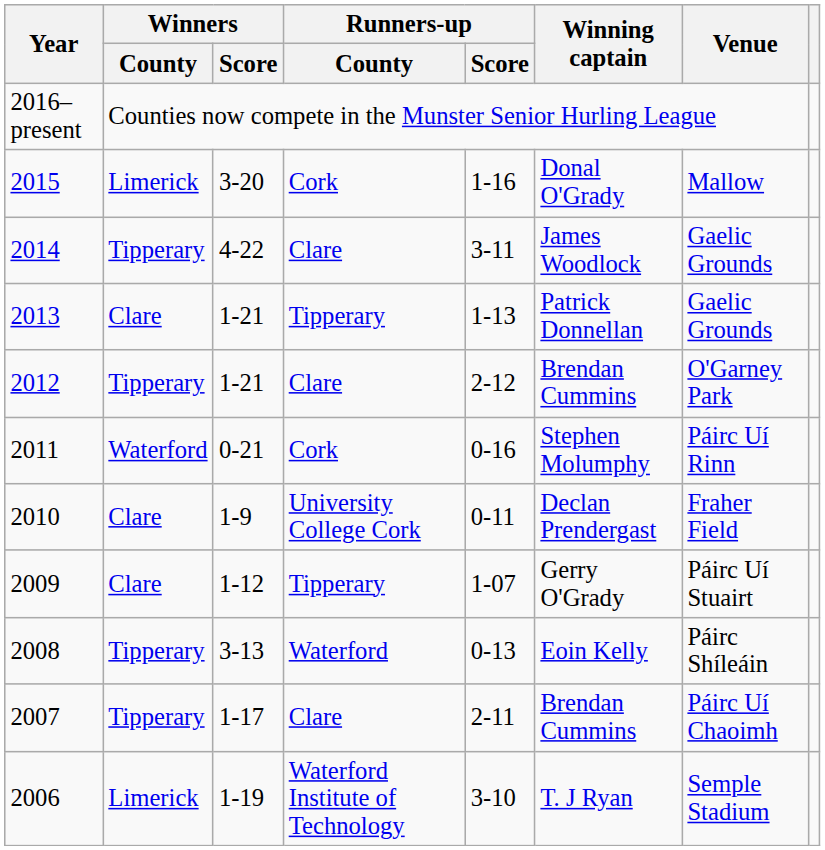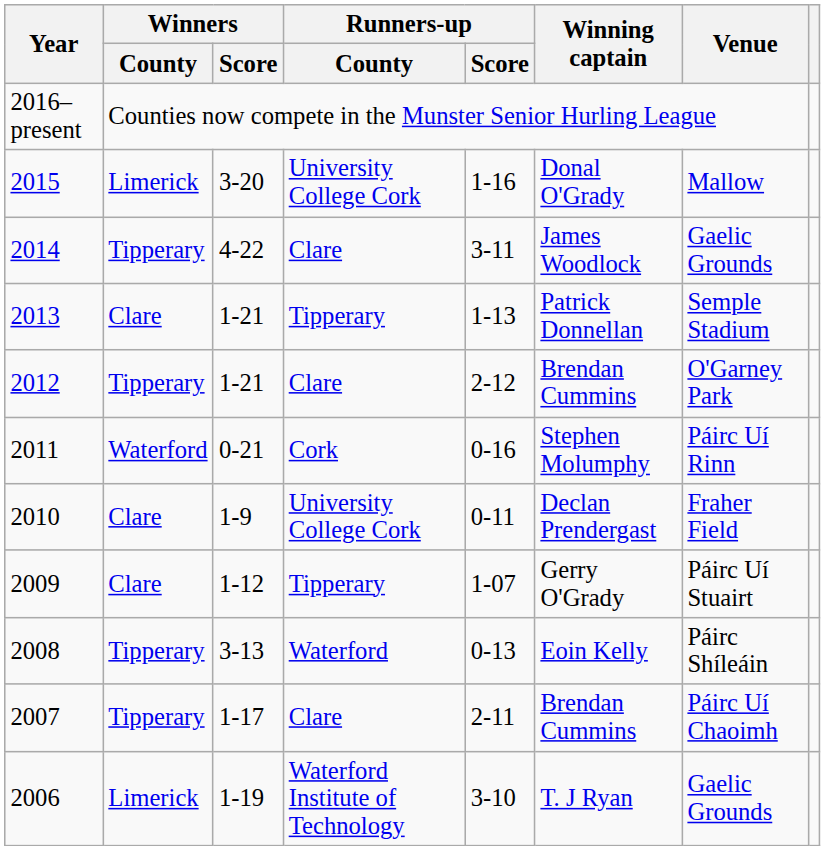(313, 182) Cork -> (355, 182) University College Cork
(730, 316) Gaelic Grounds -> (728, 316) Semple Stadium
(728, 797) Semple Stadium -> (730, 797) Gaelic Grounds
